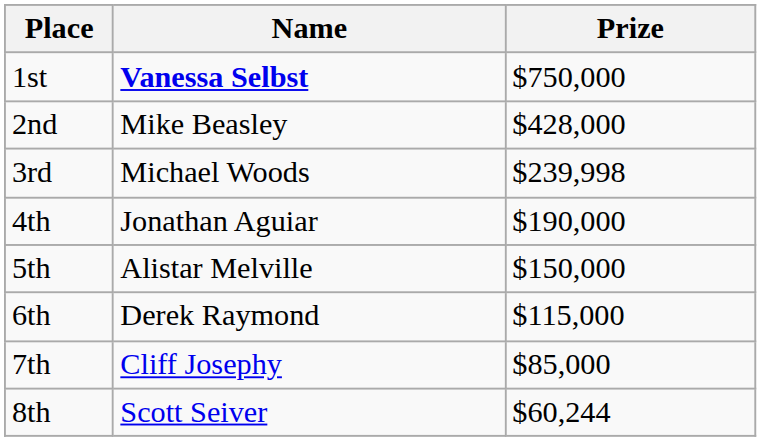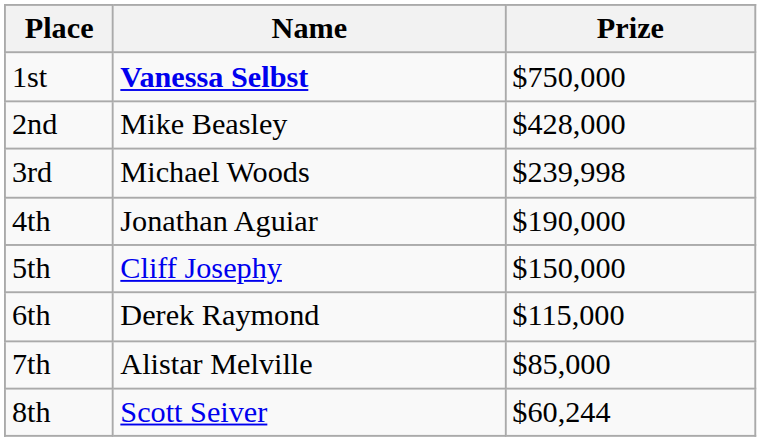(217, 268) Alistar Melville -> (201, 268) Cliff Josephy
(201, 364) Cliff Josephy -> (217, 364) Alistar Melville
